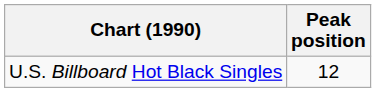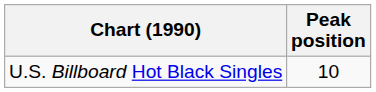(328, 71) 12 -> (328, 71) 10
